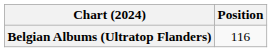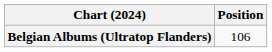(240, 36) 116 -> (240, 36) 106
